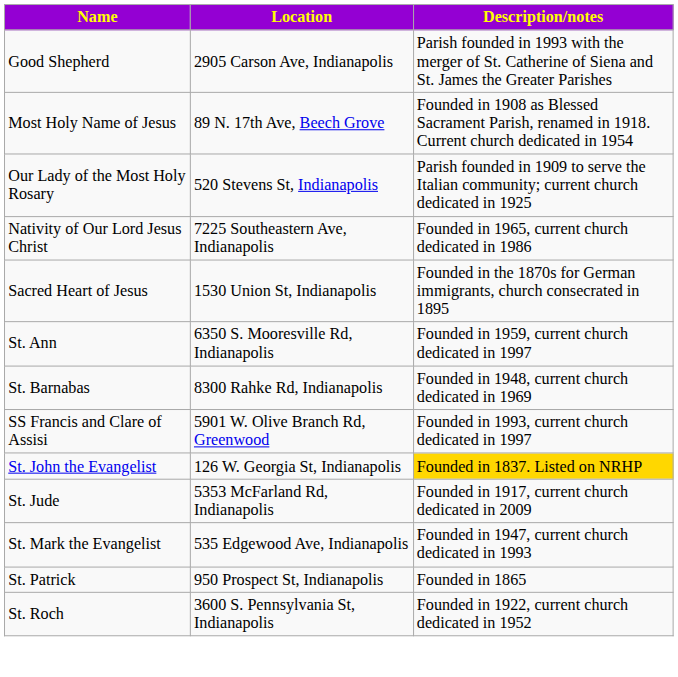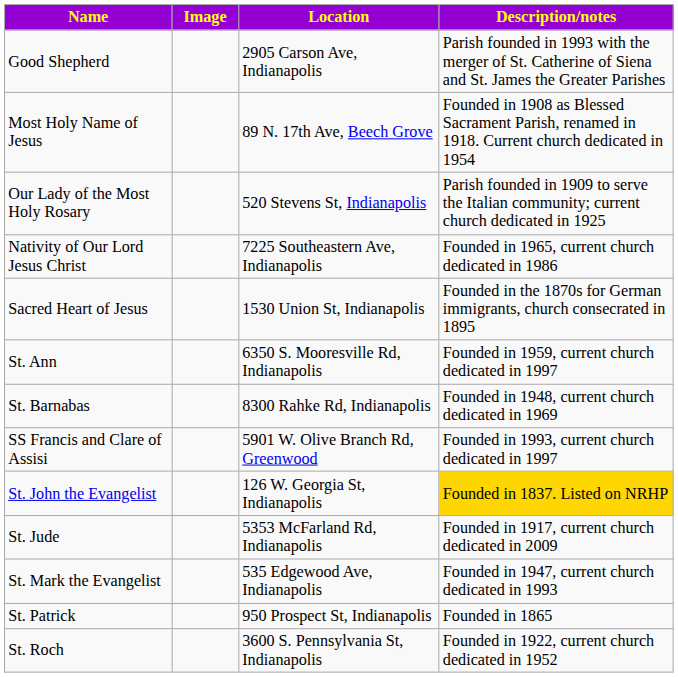+ column: (205, 17)
